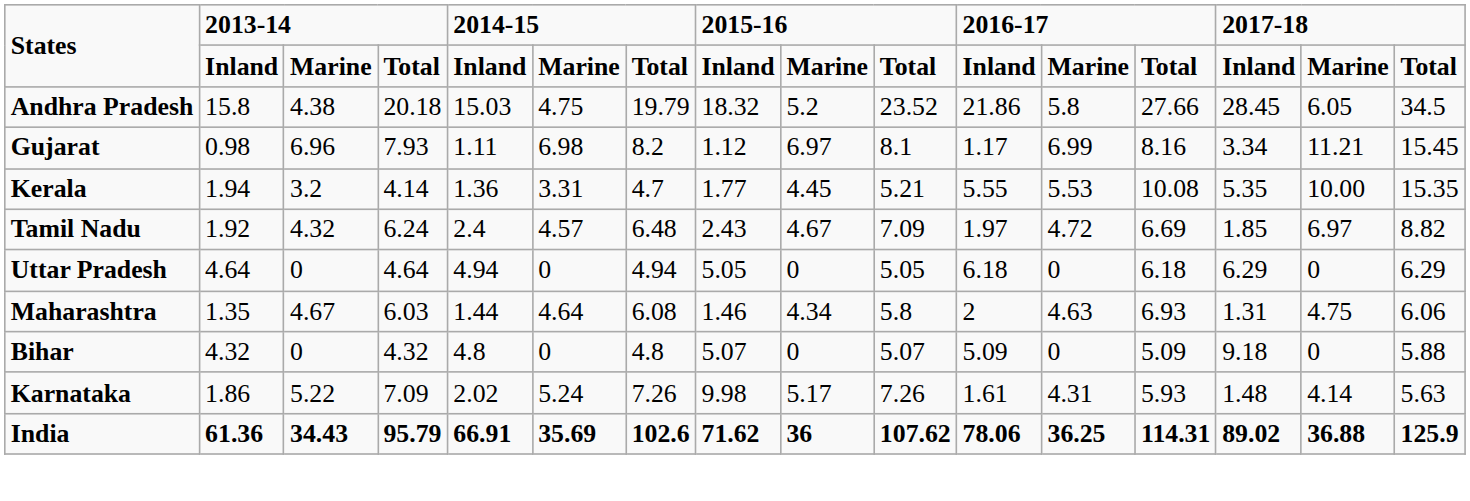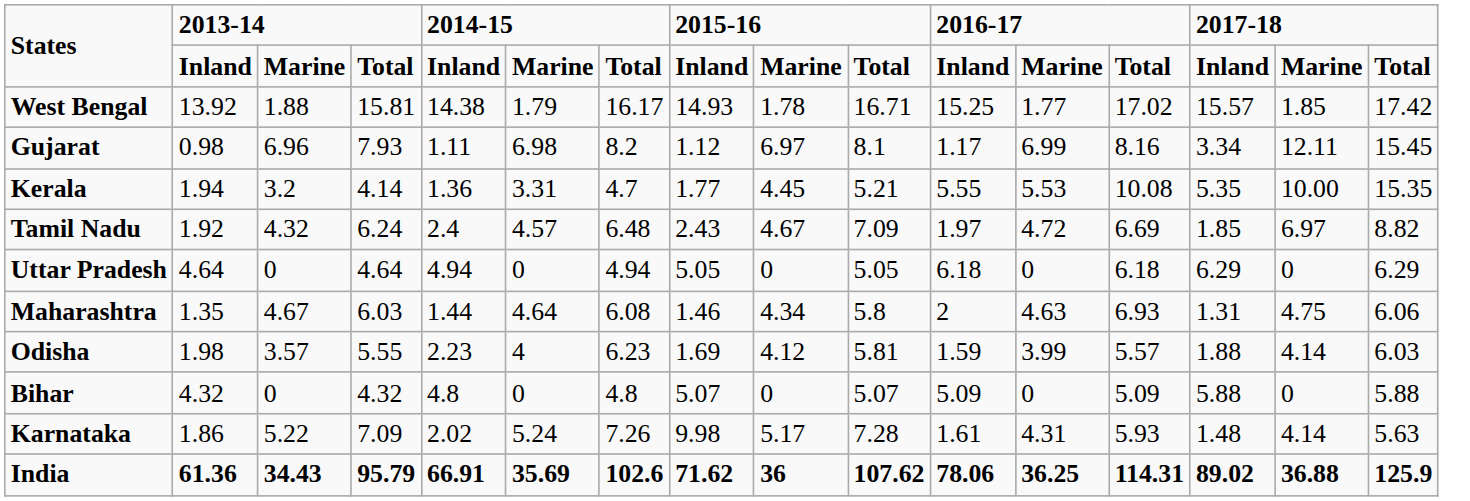- row: (102, 106)
+ row: (79, 106)
(1336, 147) 11.21 -> (1309, 147) 12.11
+ row: (50, 351)
(1245, 351) 9.18 -> (1218, 392) 5.88
(902, 392) 7.26 -> (876, 433) 7.28
